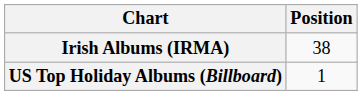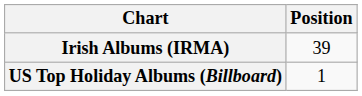(322, 47) 38 -> (322, 47) 39
